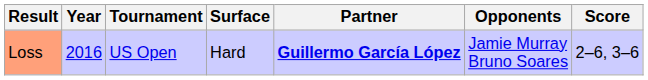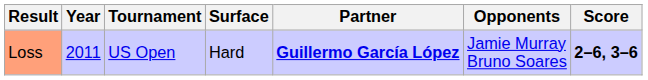(84, 52) 2016 -> (83, 52) 2011
(607, 52) normal -> (606, 52) bold
